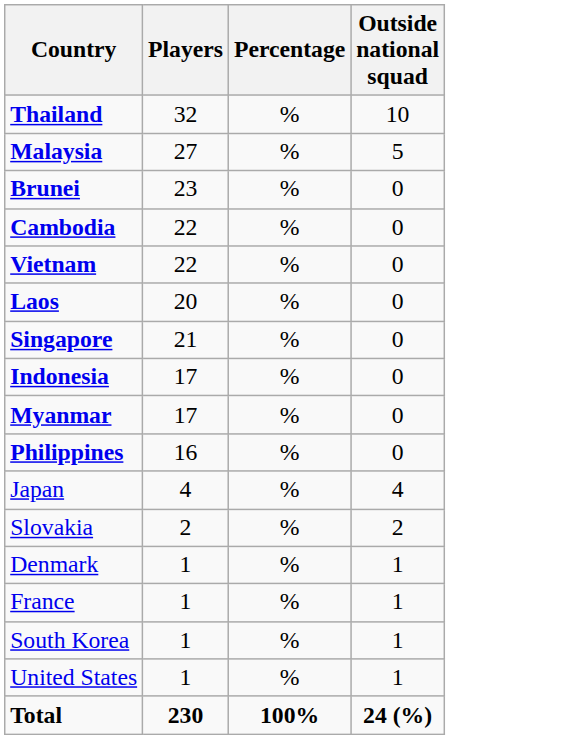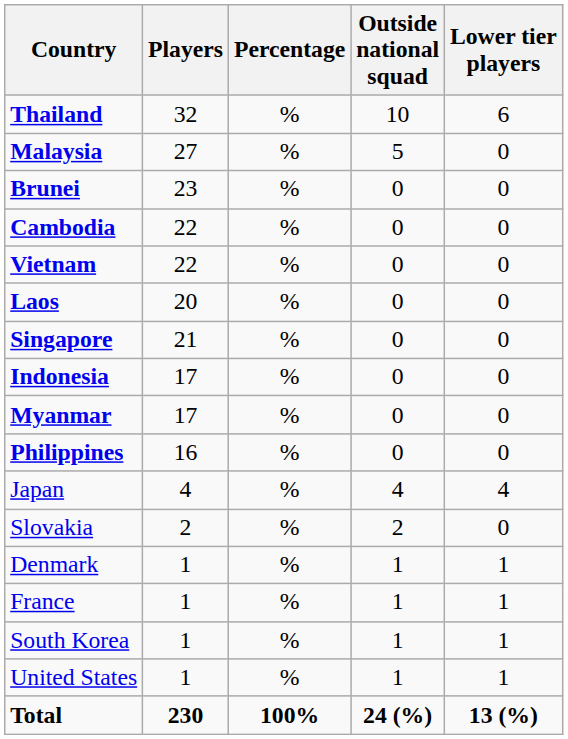+ column: (503, 49)
